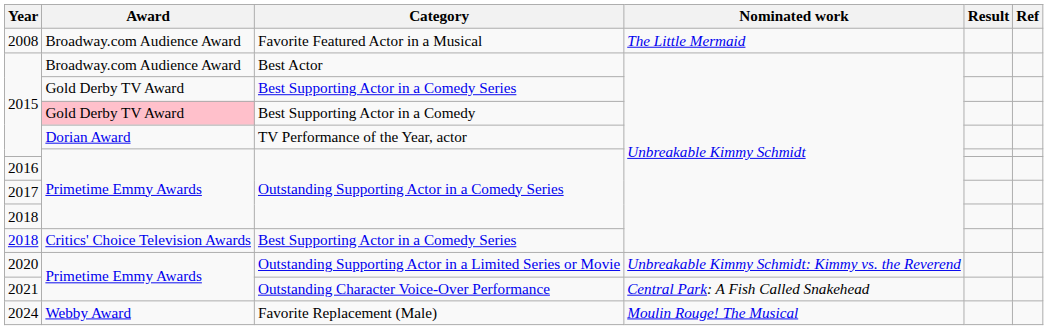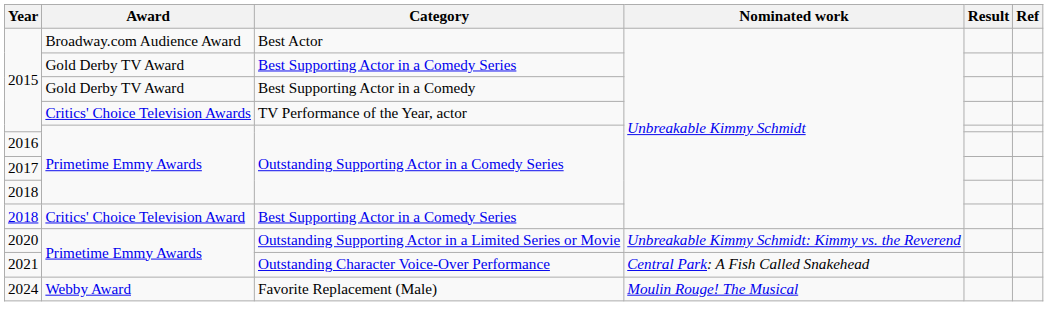- row: (23, 40)
(115, 112) pink background -> (115, 88) no background
(88, 137) Dorian Award -> (148, 112) Critics' Choice Television Awards
(148, 240) Critics' Choice Television Awards -> (145, 216) Critics' Choice Television Award
